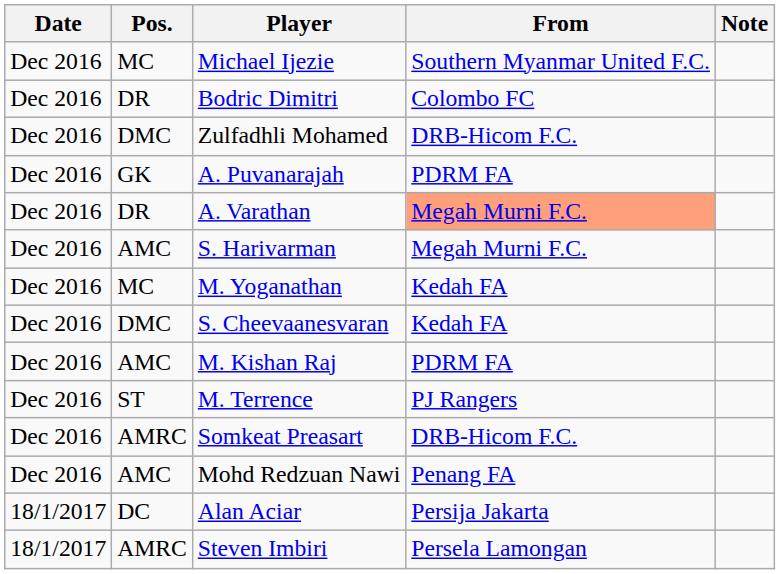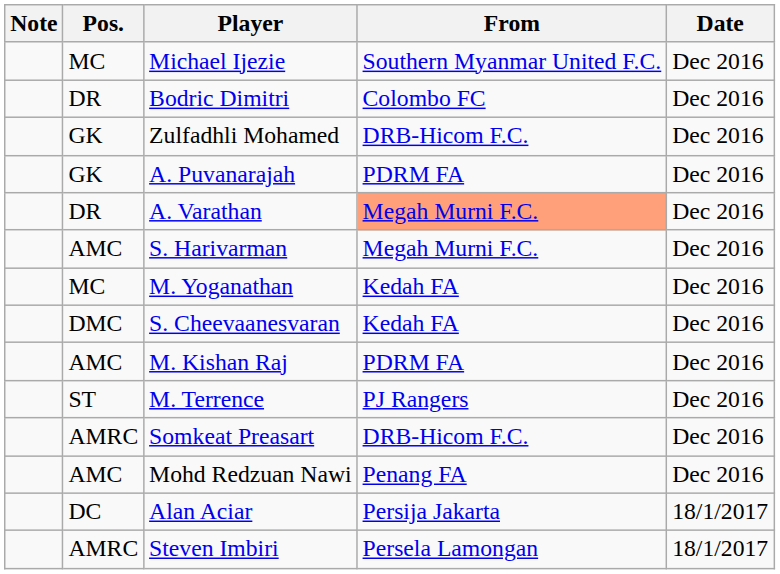columns swapped: (58, 23) <-> (745, 23)
(144, 135) DMC -> (86, 135) GK
